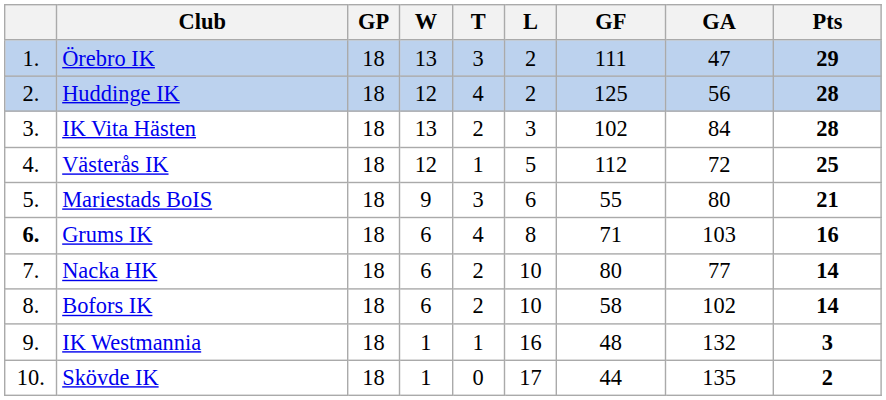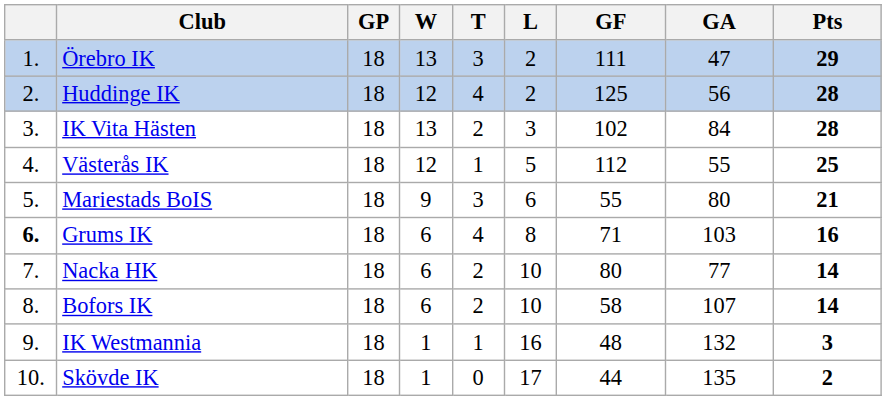(719, 164) 72 -> (719, 164) 55
(719, 306) 102 -> (719, 306) 107
